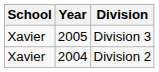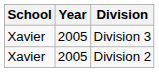(73, 57) 2004 -> (73, 57) 2005
